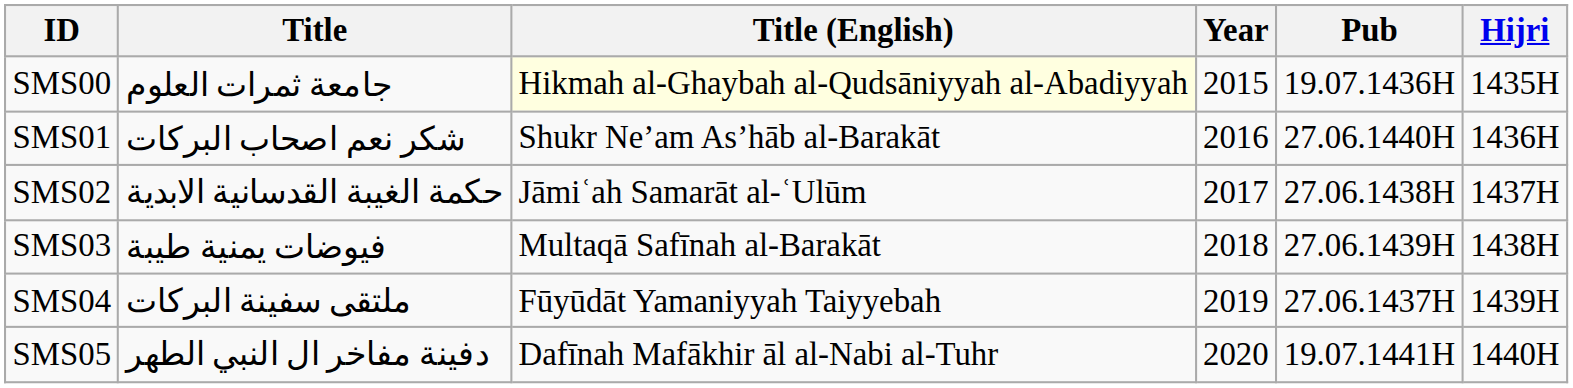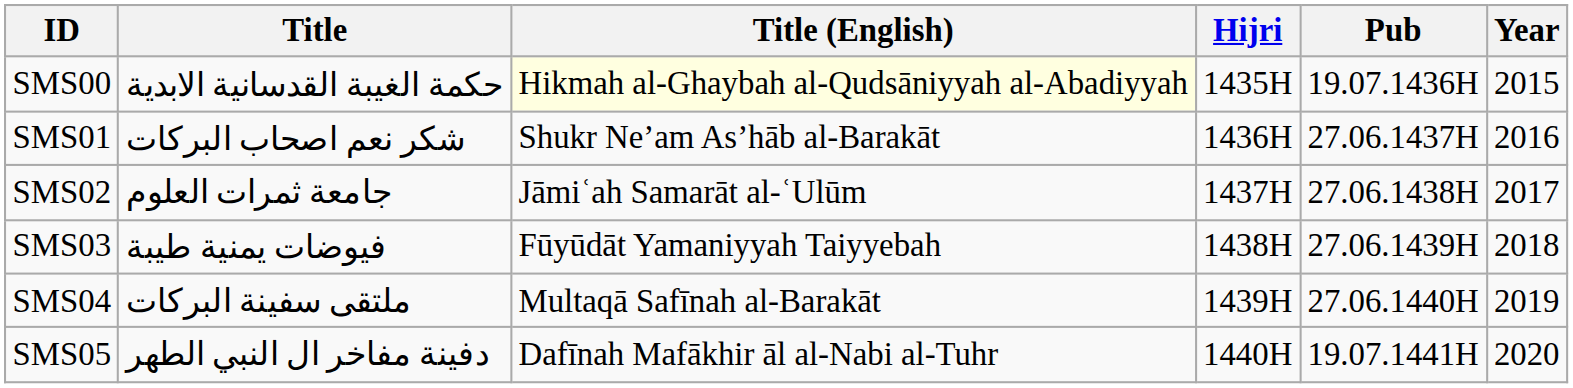columns swapped: (1515, 30) <-> (1236, 30)
(259, 84) جامعة ثمرات العلوم -> (315, 84) حكمة الغيبة القدسانية الابدية
(1369, 137) 27.06.1440H -> (1393, 137) 27.06.1437H
(315, 192) حكمة الغيبة القدسانية الابدية -> (259, 192) جامعة ثمرات العلوم
(700, 245) Multaqā Safīnah al-Barakāt -> (730, 245) Fūyūdāt Yamaniyyah Taiyyebah
(730, 299) Fūyūdāt Yamaniyyah Taiyyebah -> (700, 299) Multaqā Safīnah al-Barakāt
(1369, 299) 27.06.1437H -> (1393, 299) 27.06.1440H
